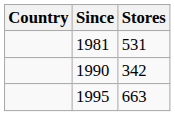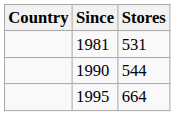(134, 70) 342 -> (134, 70) 544
(134, 96) 663 -> (134, 96) 664
